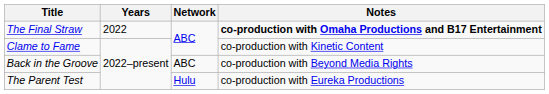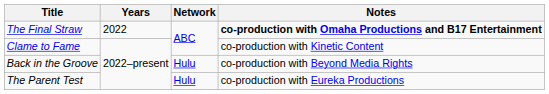(184, 64) ABC -> (184, 64) Hulu
